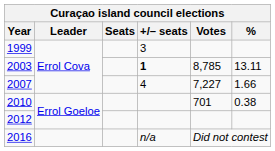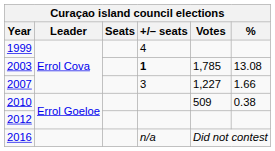(143, 48) 3 -> (143, 48) 4
(207, 66) 8,785 -> (207, 66) 1,785
(248, 66) 13.11 -> (248, 66) 13.08
(143, 84) 4 -> (143, 84) 3
(207, 84) 7,227 -> (207, 84) 1,227
(202, 102) 701 -> (202, 102) 509
